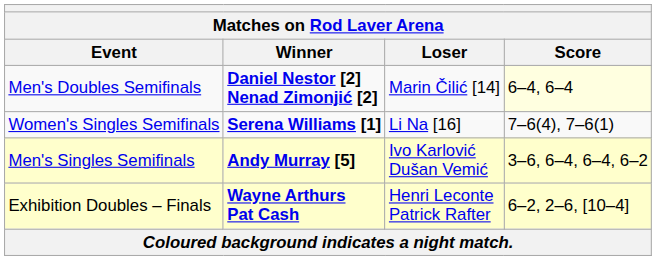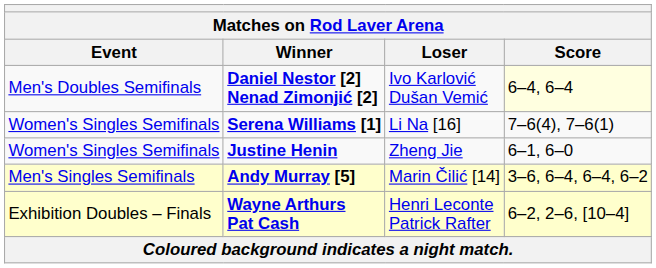(444, 88) Marin Čilić [14] -> (438, 88) Ivo Karlović Dušan Vemić
+ row: (282, 151)
(438, 160) Ivo Karlović Dušan Vemić -> (444, 177) Marin Čilić [14]
